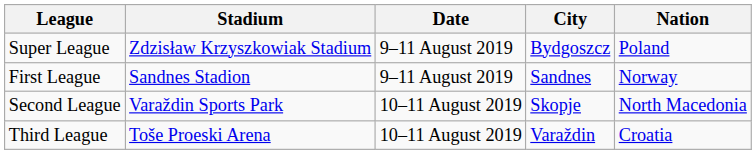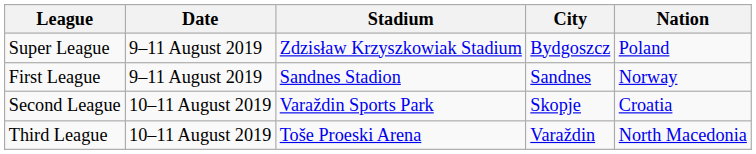columns swapped: (451, 18) <-> (250, 18)
(683, 105) North Macedonia -> (646, 105) Croatia
(646, 134) Croatia -> (683, 134) North Macedonia
